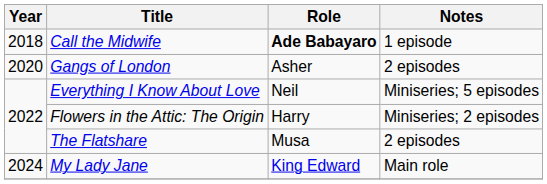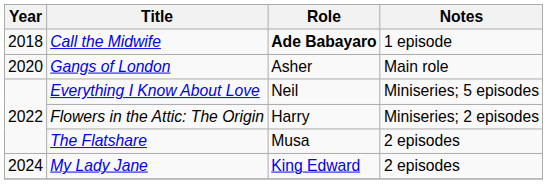(422, 66) 2 episodes -> (416, 66) Main role
(416, 166) Main role -> (422, 166) 2 episodes
